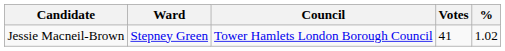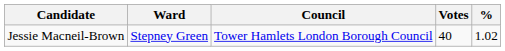(445, 35) 41 -> (445, 35) 40
